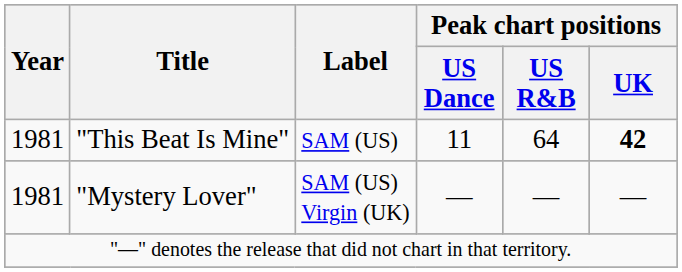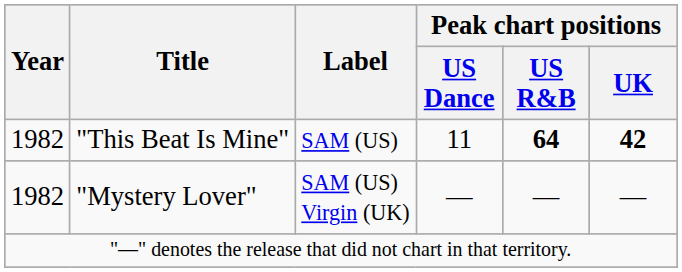(38, 139) 1981 -> (38, 139) 1982
(546, 139) normal -> (546, 139) bold
(38, 196) 1981 -> (38, 196) 1982
